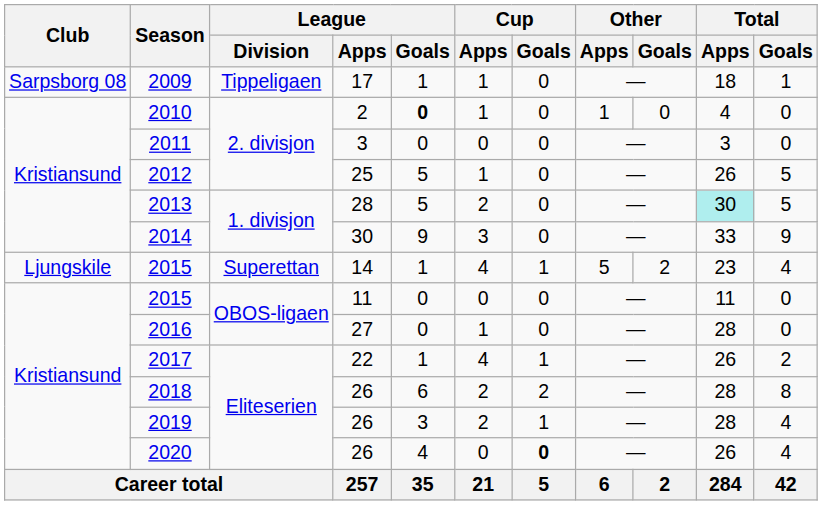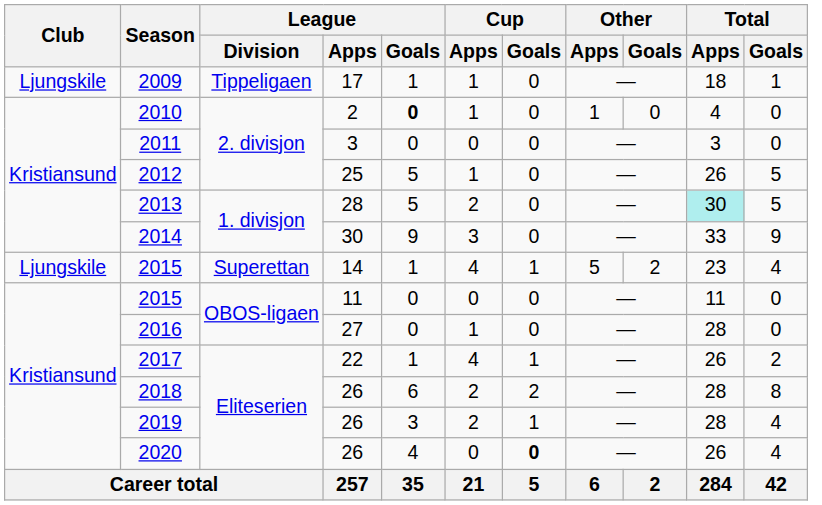(68, 81) Sarpsborg 08 -> (63, 81) Ljungskile
